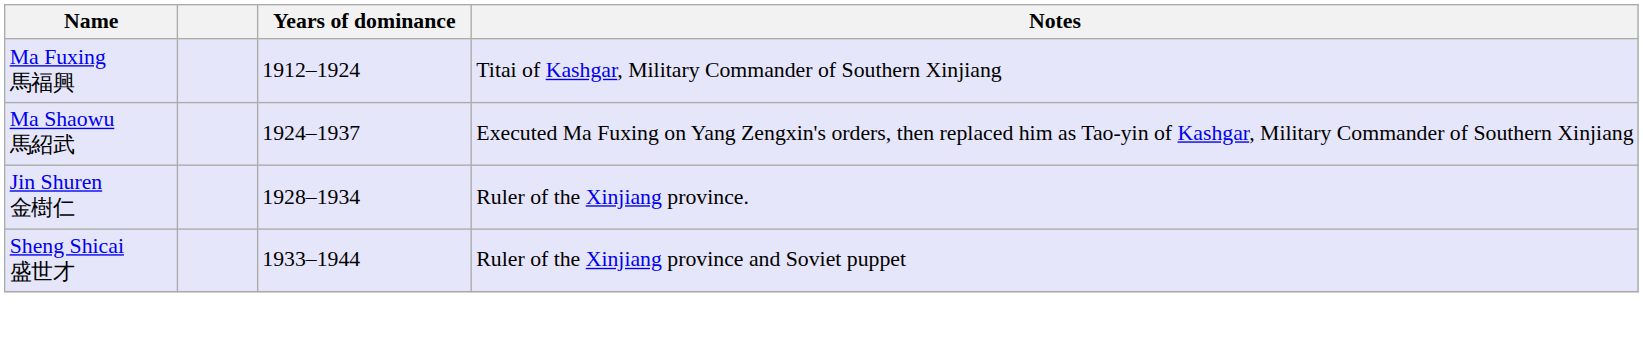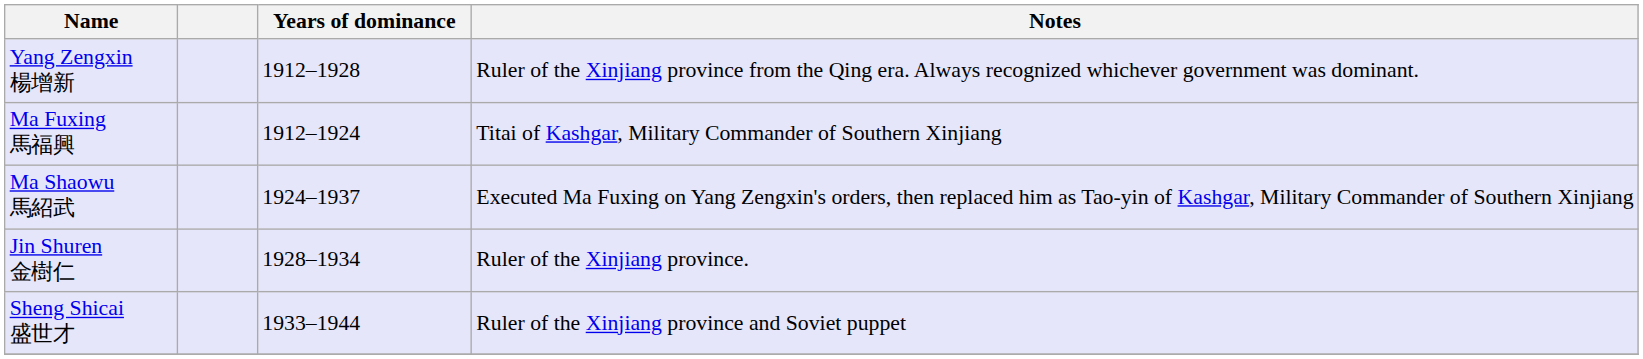+ row: (71, 69)
